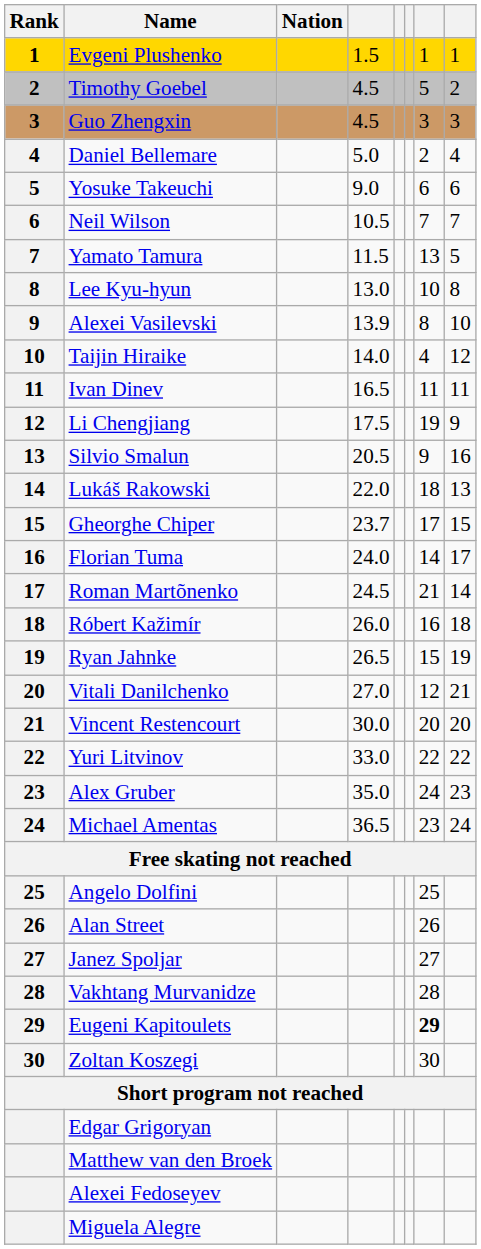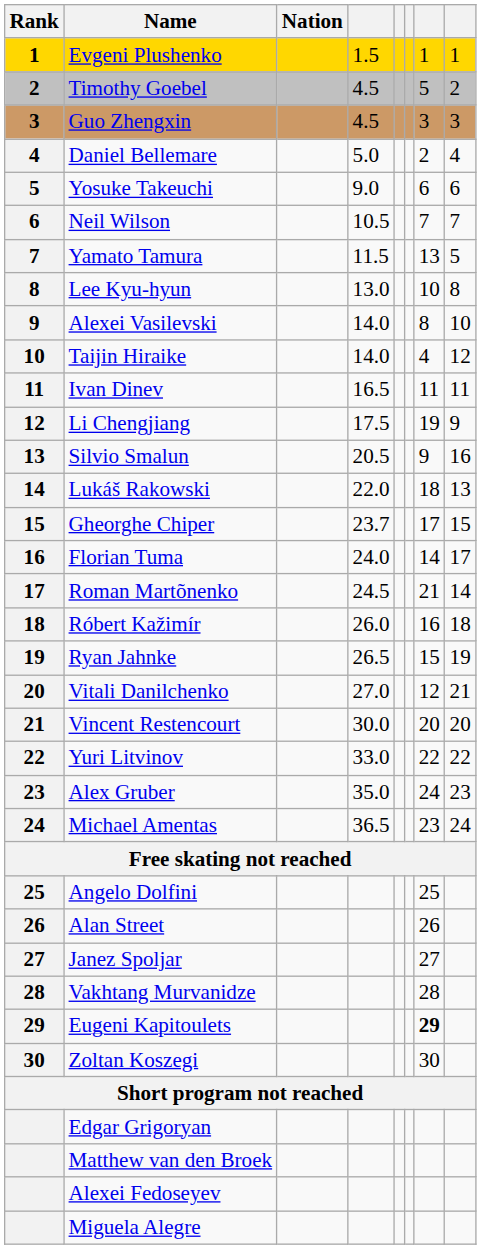(371, 322) 13.9 -> (371, 322) 14.0
